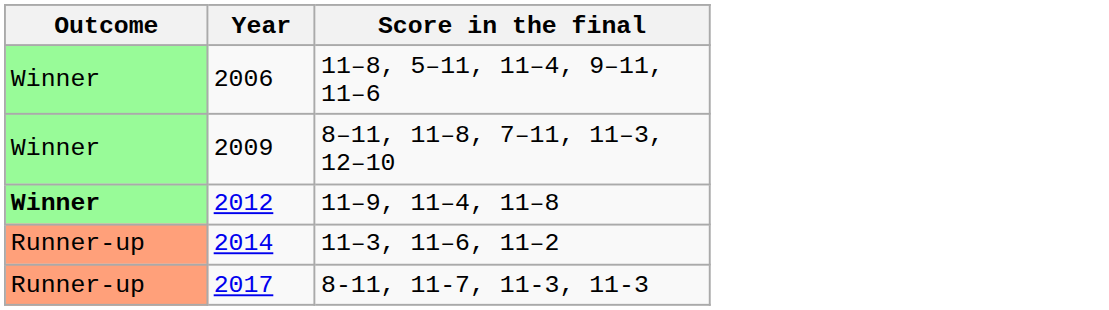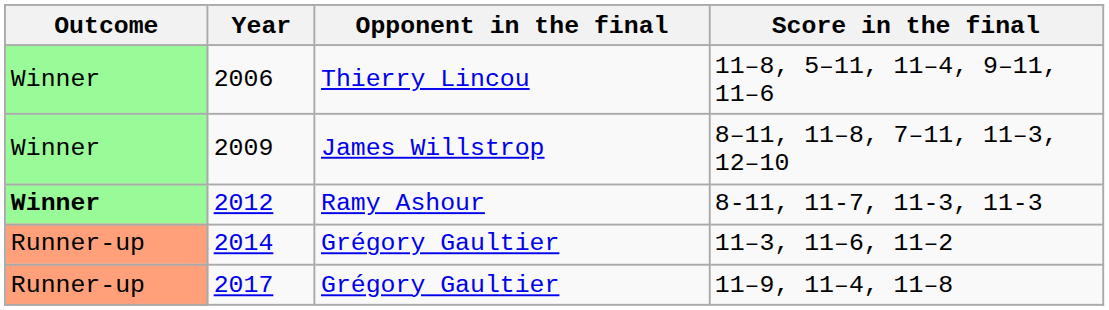+ column: (512, 25)
(440, 204) 11–9, 11–4, 11–8 -> (879, 204) 8-11, 11-7, 11-3, 11-3
(485, 285) 8-11, 11-7, 11-3, 11-3 -> (834, 285) 11–9, 11–4, 11–8
